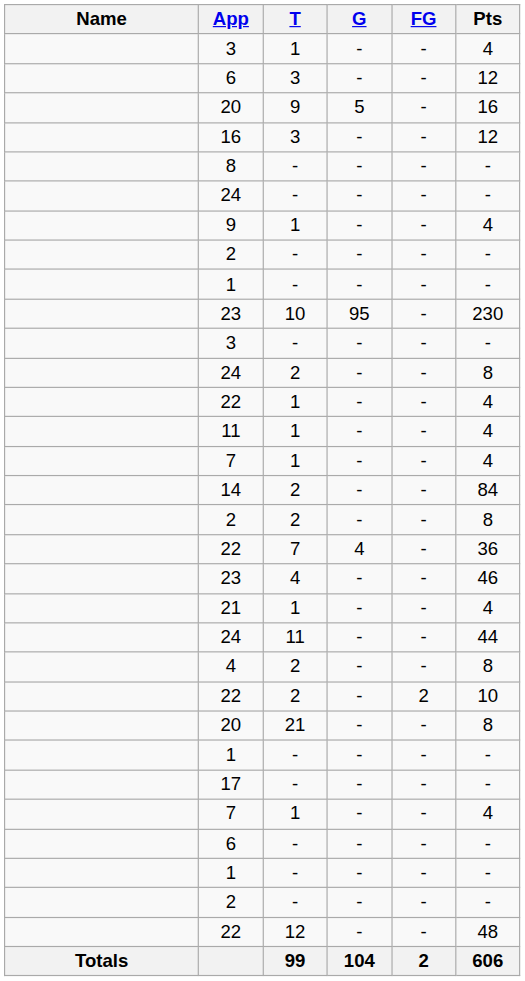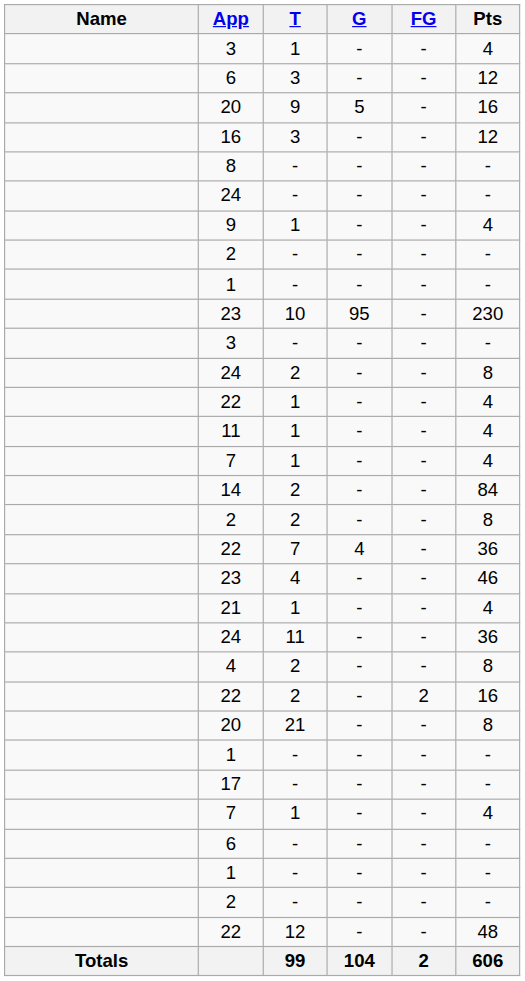(488, 637) 44 -> (488, 637) 36
(488, 696) 10 -> (488, 696) 16
